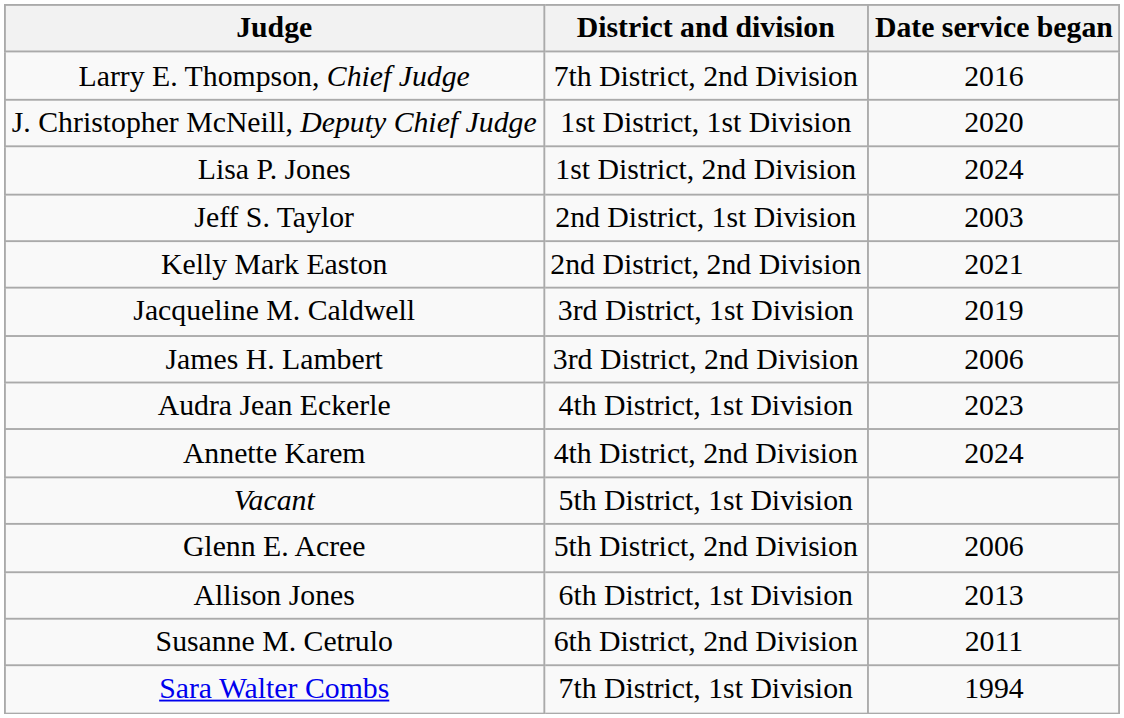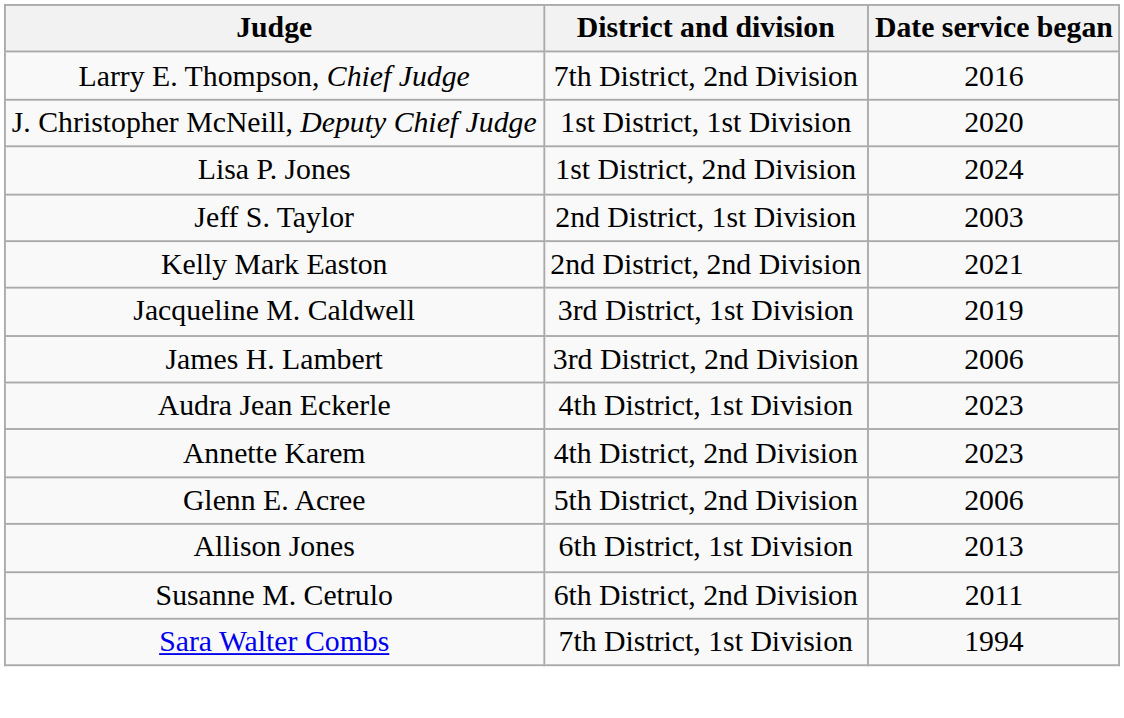(994, 452) 2024 -> (994, 452) 2023
- row: (274, 500)
